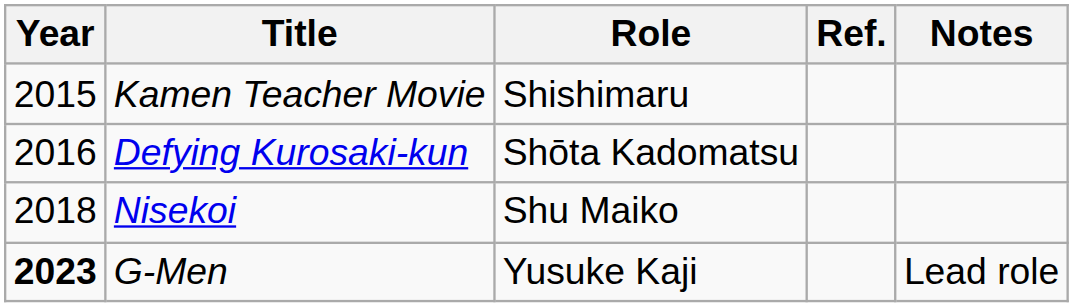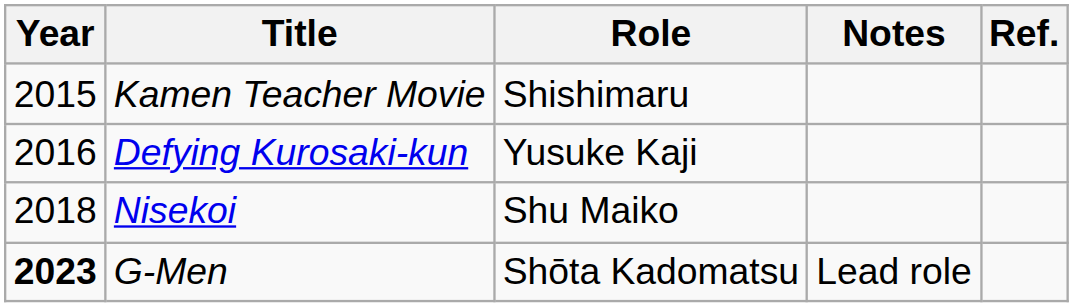columns swapped: (982, 34) <-> (851, 34)
(651, 152) Shōta Kadomatsu -> (600, 152) Yusuke Kaji
(600, 270) Yusuke Kaji -> (651, 270) Shōta Kadomatsu
